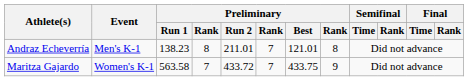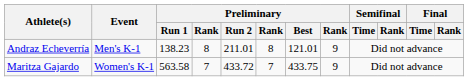(271, 49) 7 -> (271, 49) 8
(335, 49) 8 -> (335, 49) 9
